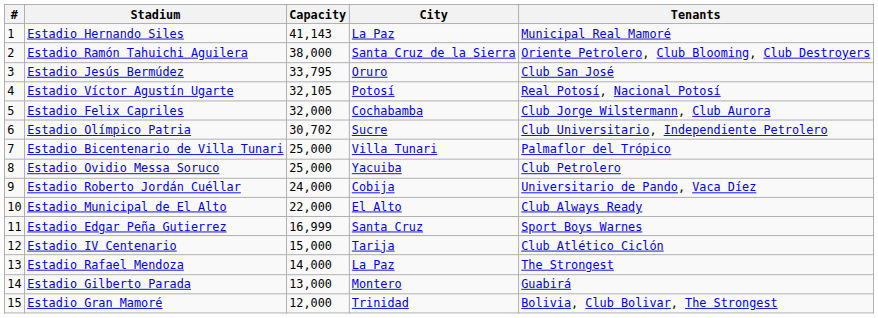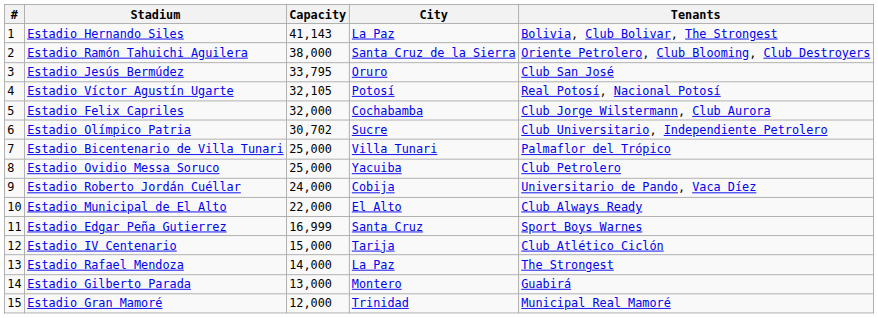(596, 33) Municipal Real Mamoré -> (649, 33) Bolivia, Club Bolivar, The Strongest
(649, 303) Bolivia, Club Bolivar, The Strongest -> (596, 303) Municipal Real Mamoré
